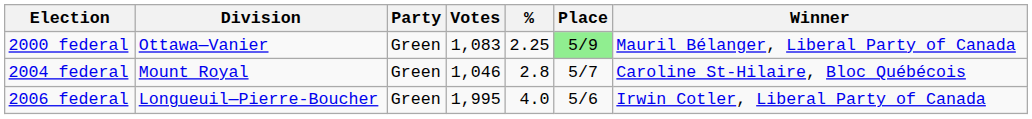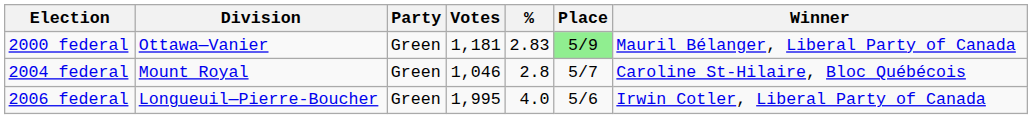(476, 45) 1,083 -> (476, 45) 1,181
(530, 45) 2.25 -> (530, 45) 2.83
